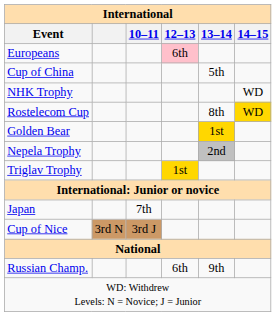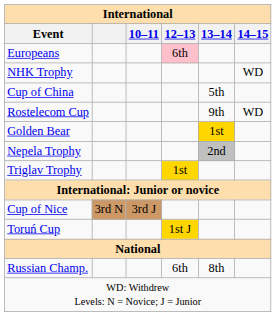rows swapped: (40, 72) <-> (40, 92)
(216, 111) 8th -> (216, 111) 9th
(253, 111) gold background -> (253, 111) no background
- row: (21, 209)
+ row: (34, 229)
(216, 268) 9th -> (216, 268) 8th
